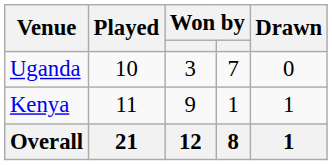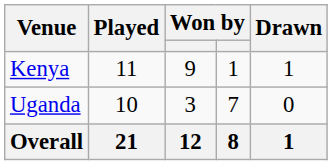rows swapped: (40, 105) <-> (45, 69)
